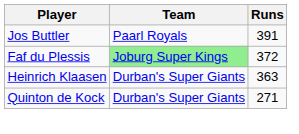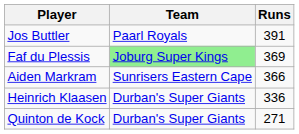(267, 56) 372 -> (274, 56) 369
+ row: (52, 77)
(267, 77) 363 -> (274, 98) 336
